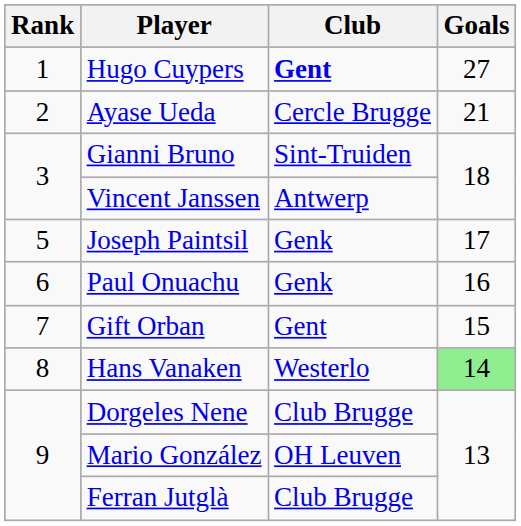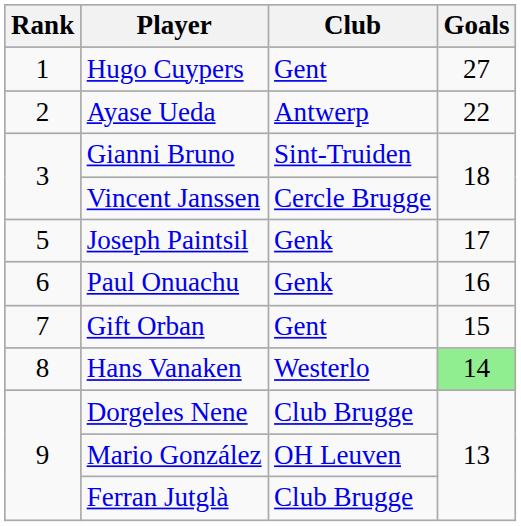(303, 68) bold -> (300, 68) normal
(353, 111) Cercle Brugge -> (321, 111) Antwerp
(477, 111) 21 -> (477, 111) 22
(321, 197) Antwerp -> (353, 197) Cercle Brugge
